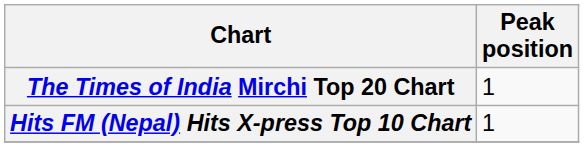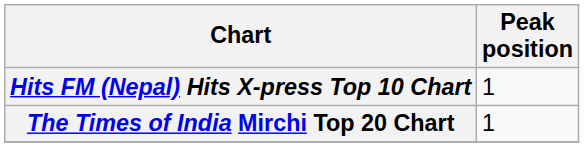rows swapped: (241, 86) <-> (241, 123)
